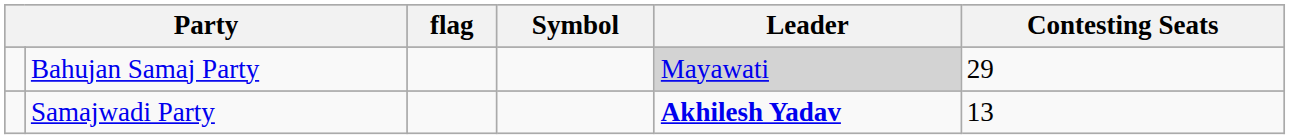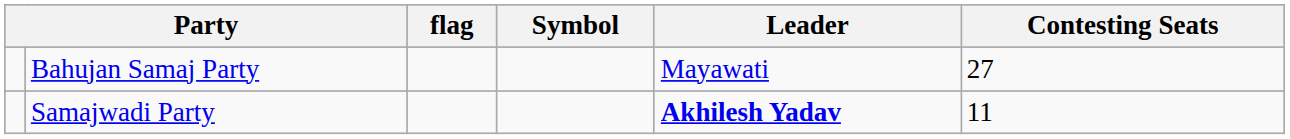(715, 68) lightgrey background -> (715, 68) no background
(980, 68) 29 -> (980, 68) 27
(980, 111) 13 -> (980, 111) 11
